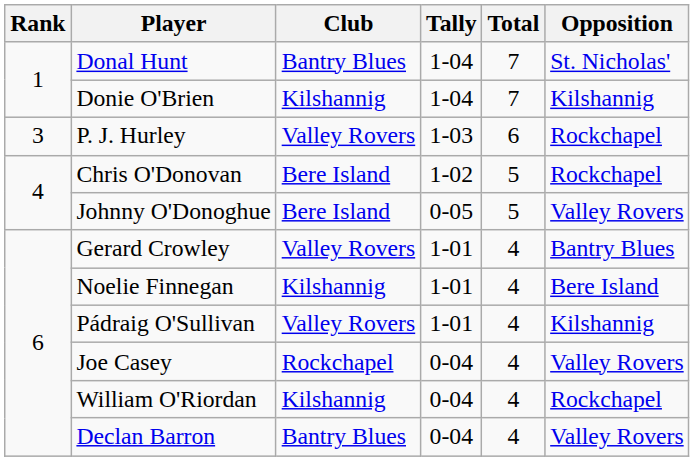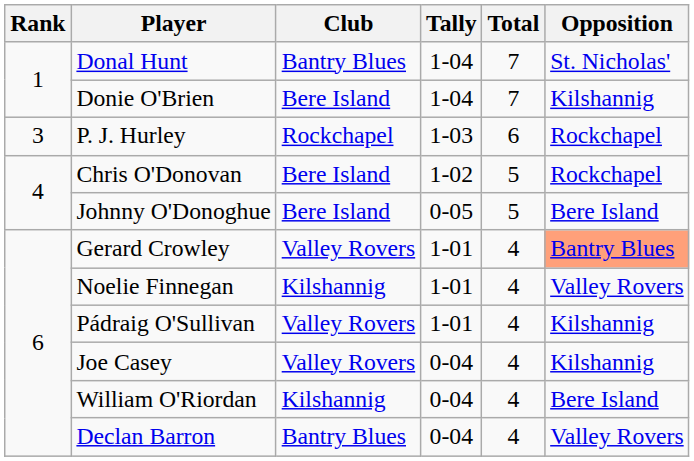(334, 98) Kilshannig -> (336, 98) Bere Island
(348, 135) Valley Rovers -> (338, 135) Rockchapel
(617, 211) Valley Rovers -> (604, 211) Bere Island
(612, 248) no background -> (612, 248) lightsalmon background
(604, 286) Bere Island -> (617, 286) Valley Rovers
(338, 361) Rockchapel -> (348, 361) Valley Rovers
(617, 361) Valley Rovers -> (602, 361) Kilshannig
(606, 398) Rockchapel -> (604, 398) Bere Island
